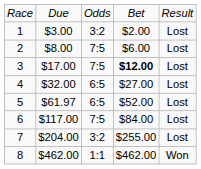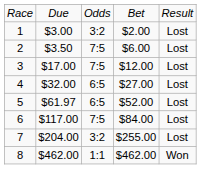(58, 48) $8.00 -> (58, 48) $3.50
(136, 66) bold -> (136, 66) normal
